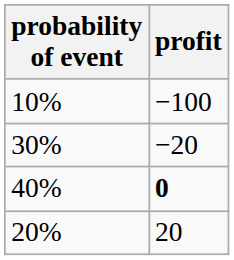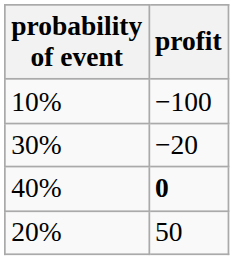(169, 231) 20 -> (169, 231) 50
